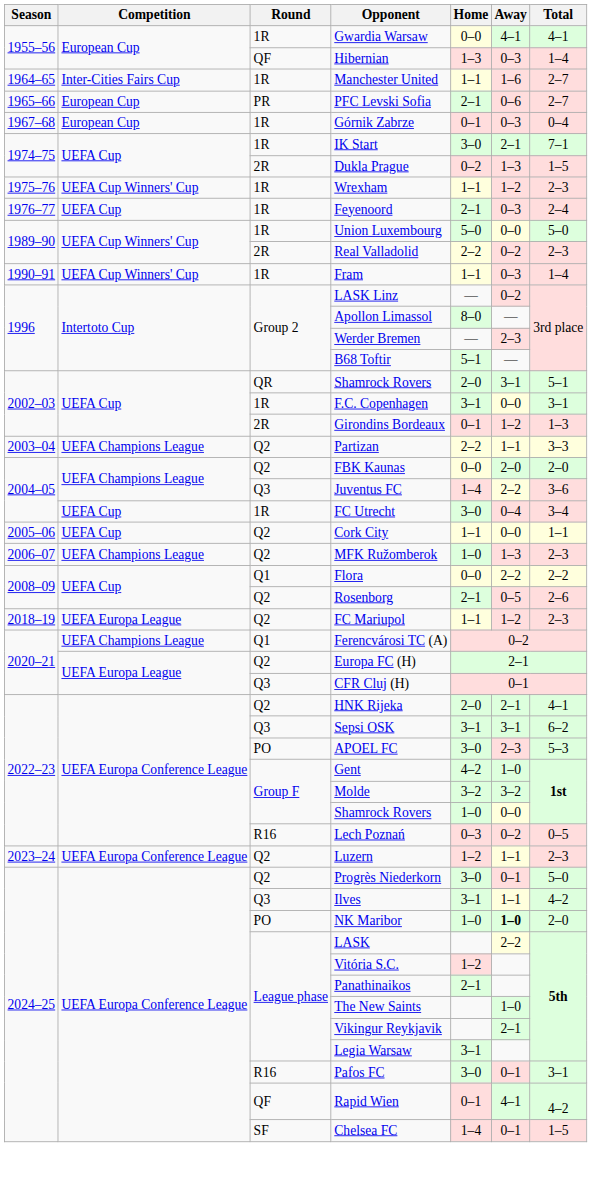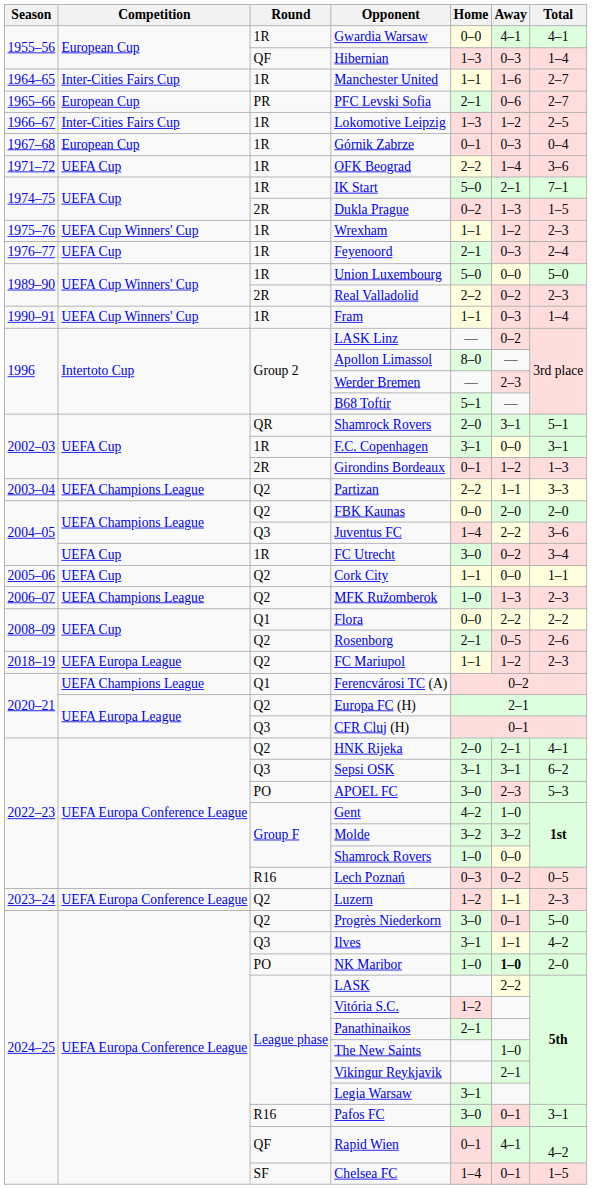+ row: (31, 123)
+ row: (31, 166)
(471, 144) 3–0 -> (471, 187) 5–0
(511, 511) 0–4 -> (511, 554) 0–2
